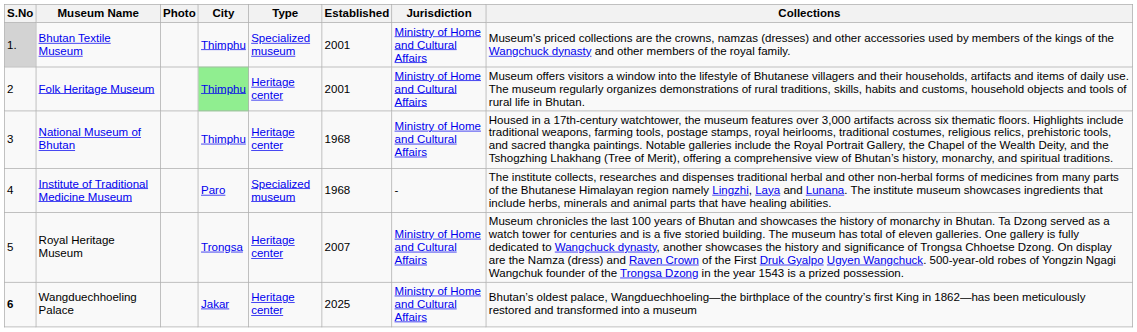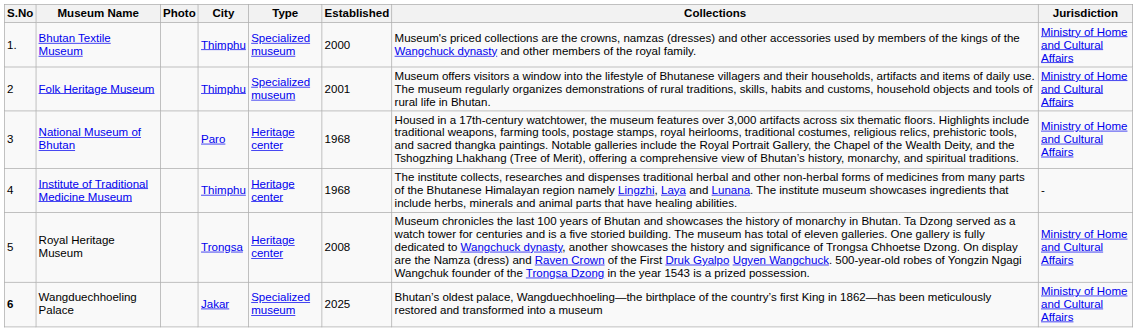columns swapped: (439, 13) <-> (809, 13)
(12, 44) lightgrey background -> (12, 44) no background
(337, 44) 2001 -> (337, 44) 2000
(223, 89) lightgreen background -> (223, 89) no background
(273, 89) Heritage center -> (281, 89) Specialized museum
(223, 139) Thimphu -> (213, 139) Paro
(213, 190) Paro -> (223, 190) Thimphu
(281, 190) Specialized museum -> (273, 190) Heritage center
(337, 247) 2007 -> (337, 247) 2008
(273, 304) Heritage center -> (281, 304) Specialized museum
